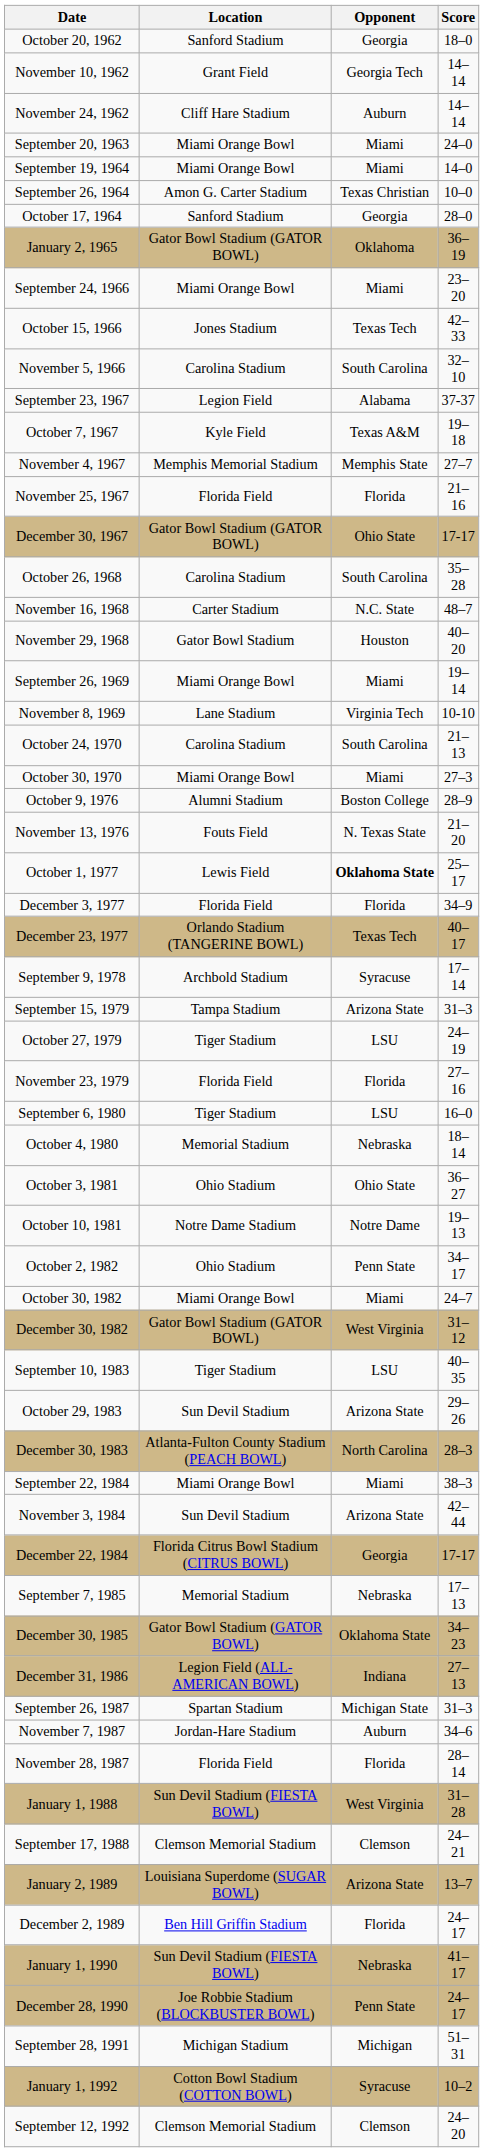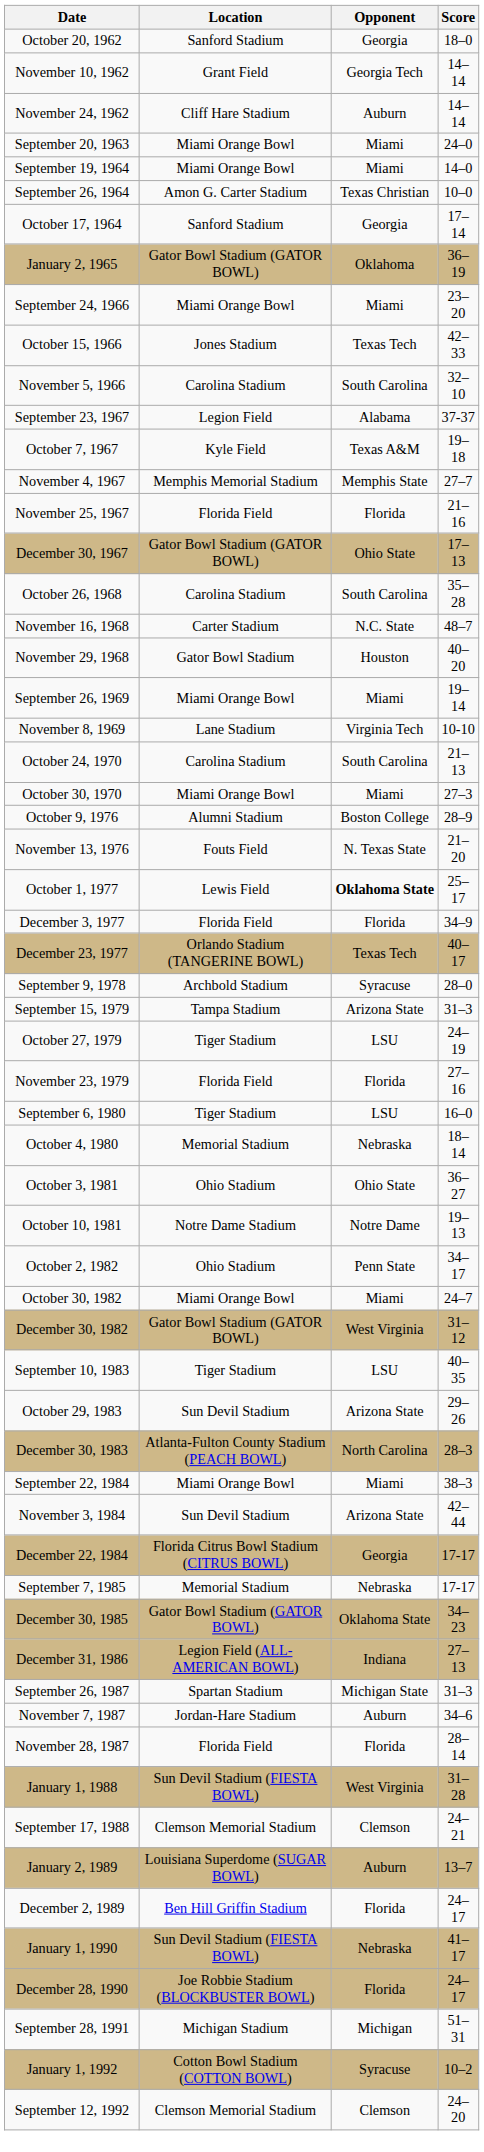(458, 215) 28–0 -> (458, 224) 17–14
(458, 536) 17-17 -> (458, 553) 17–13
(458, 977) 17–14 -> (458, 985) 28–0
(458, 1595) 17–13 -> (458, 1587) 17-17
(385, 1884) Arizona State -> (385, 1867) Auburn
(385, 2005) Penn State -> (385, 1988) Florida
